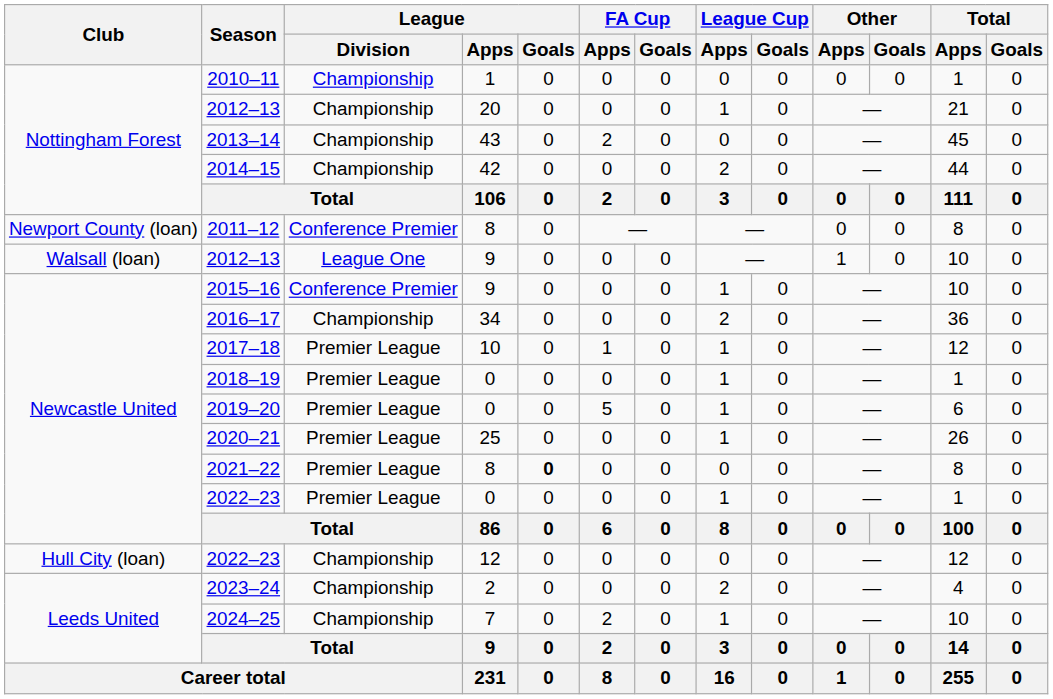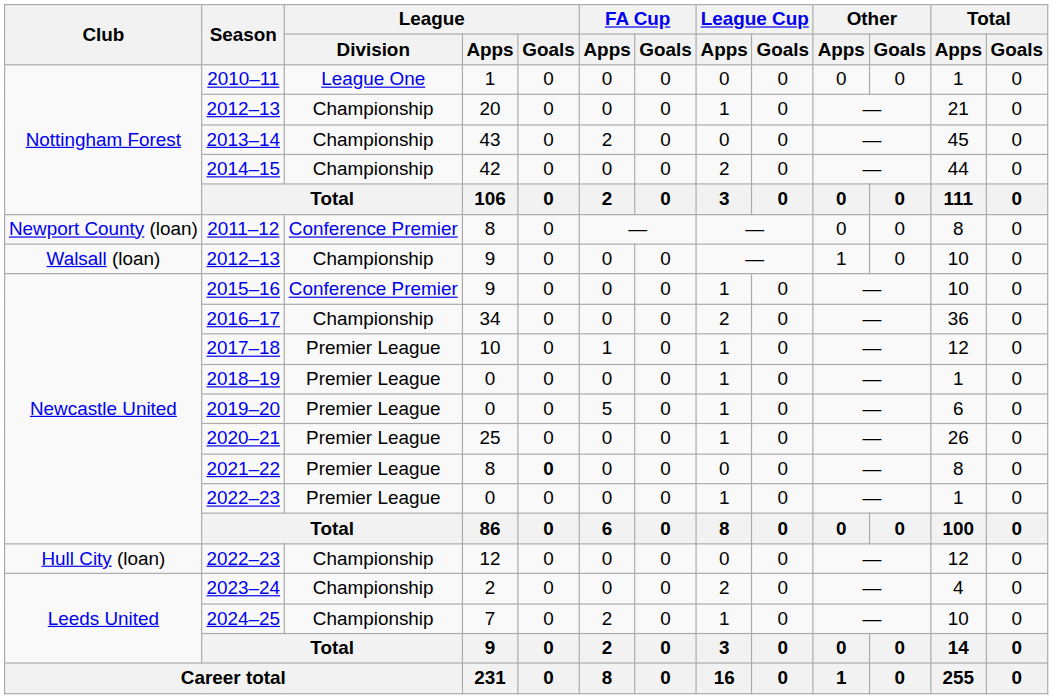(373, 79) Championship -> (373, 79) League One
(373, 259) League One -> (373, 259) Championship
